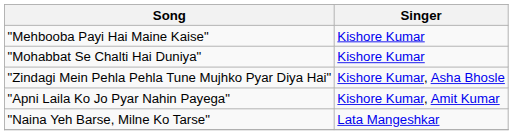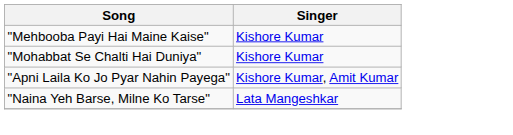- row: (169, 78)
